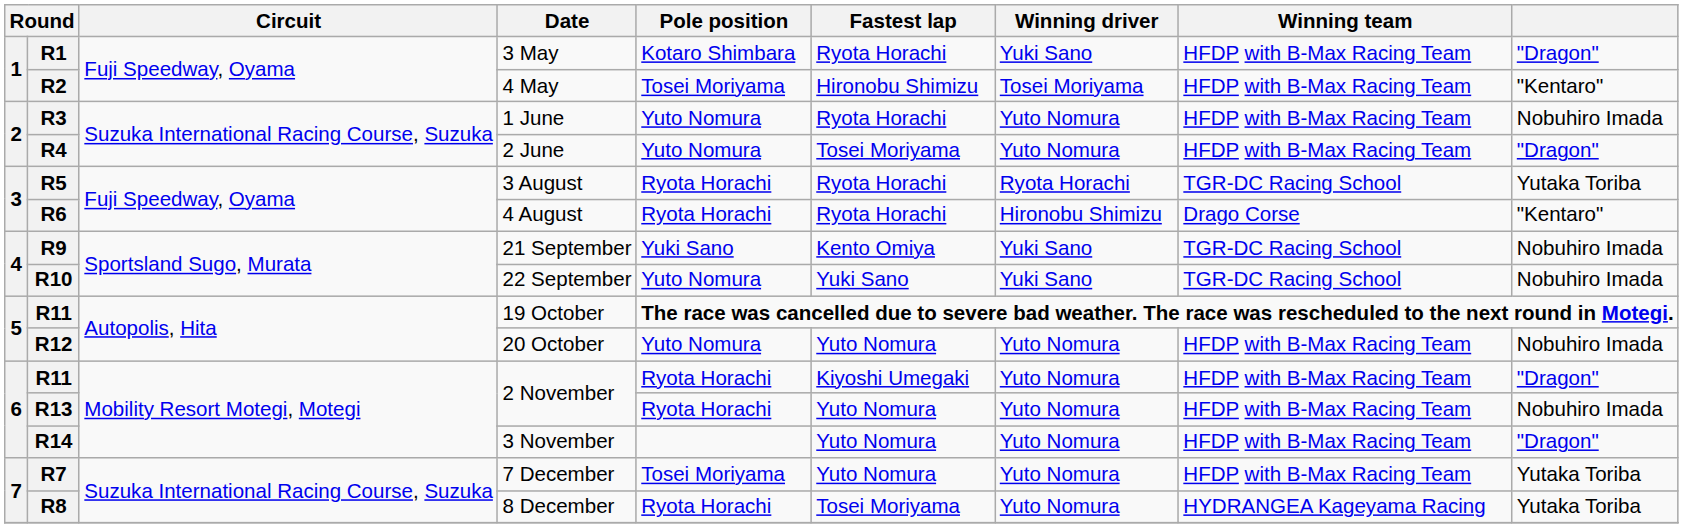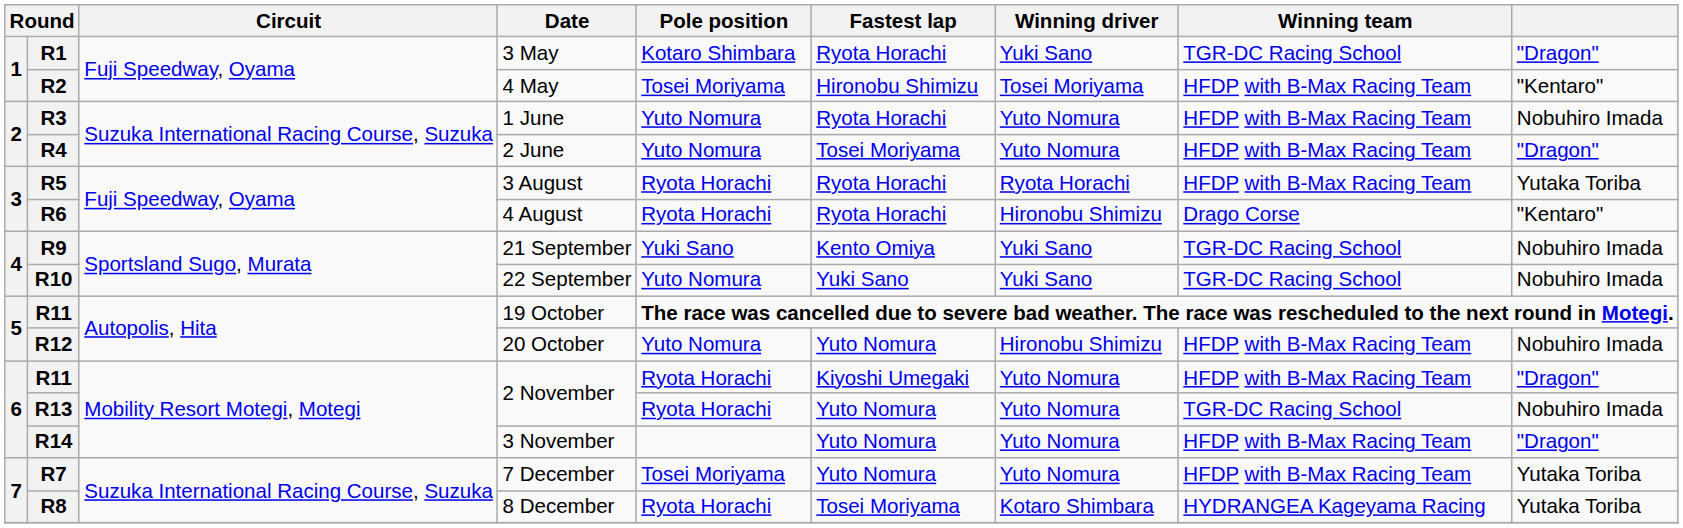(1327, 53) HFDP with B-Max Racing Team -> (1292, 53) TGR-DC Racing School
(1292, 182) TGR-DC Racing School -> (1327, 182) HFDP with B-Max Racing Team
(1060, 344) Yuto Nomura -> (1081, 344) Hironobu Shimizu
(1327, 409) HFDP with B-Max Racing Team -> (1292, 409) TGR-DC Racing School
(1060, 506) Yuto Nomura -> (1077, 506) Kotaro Shimbara
